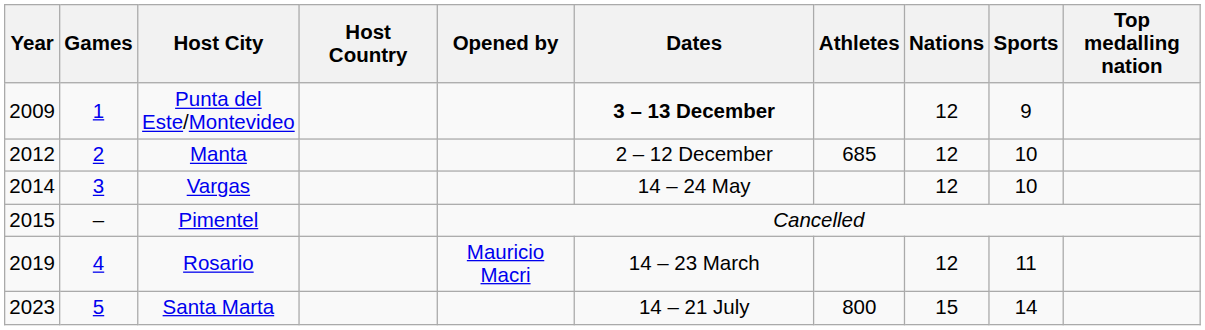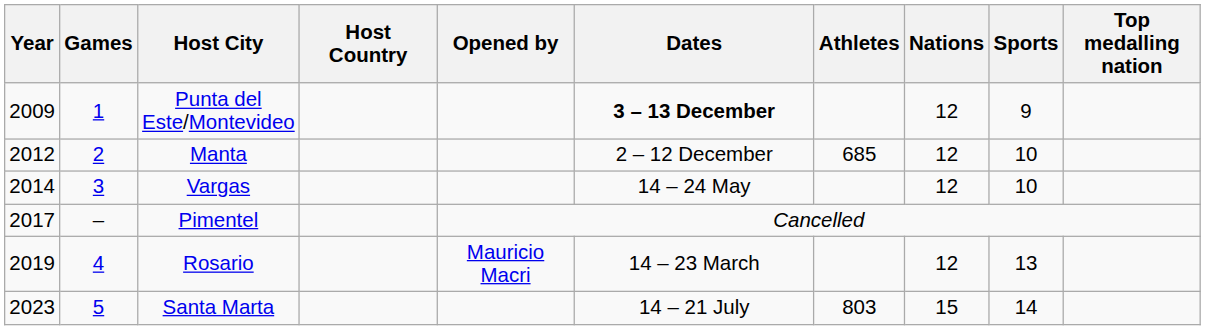(32, 219) 2015 -> (32, 219) 2017
(1026, 263) 11 -> (1026, 263) 13
(859, 307) 800 -> (859, 307) 803
